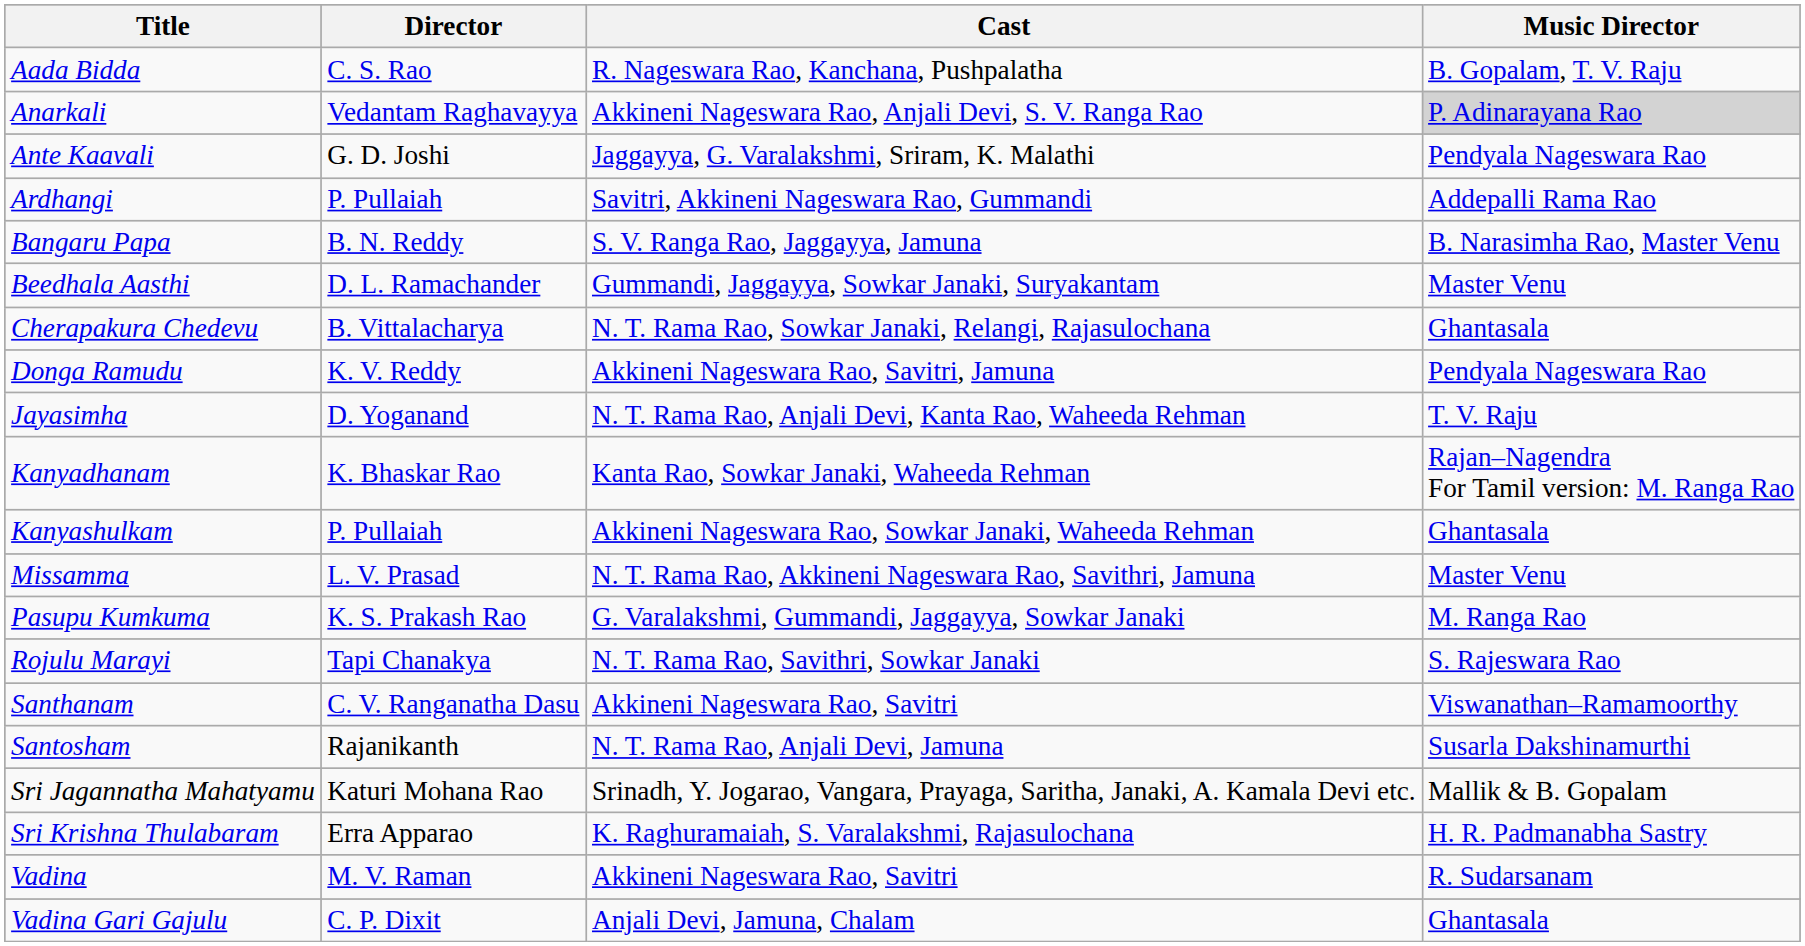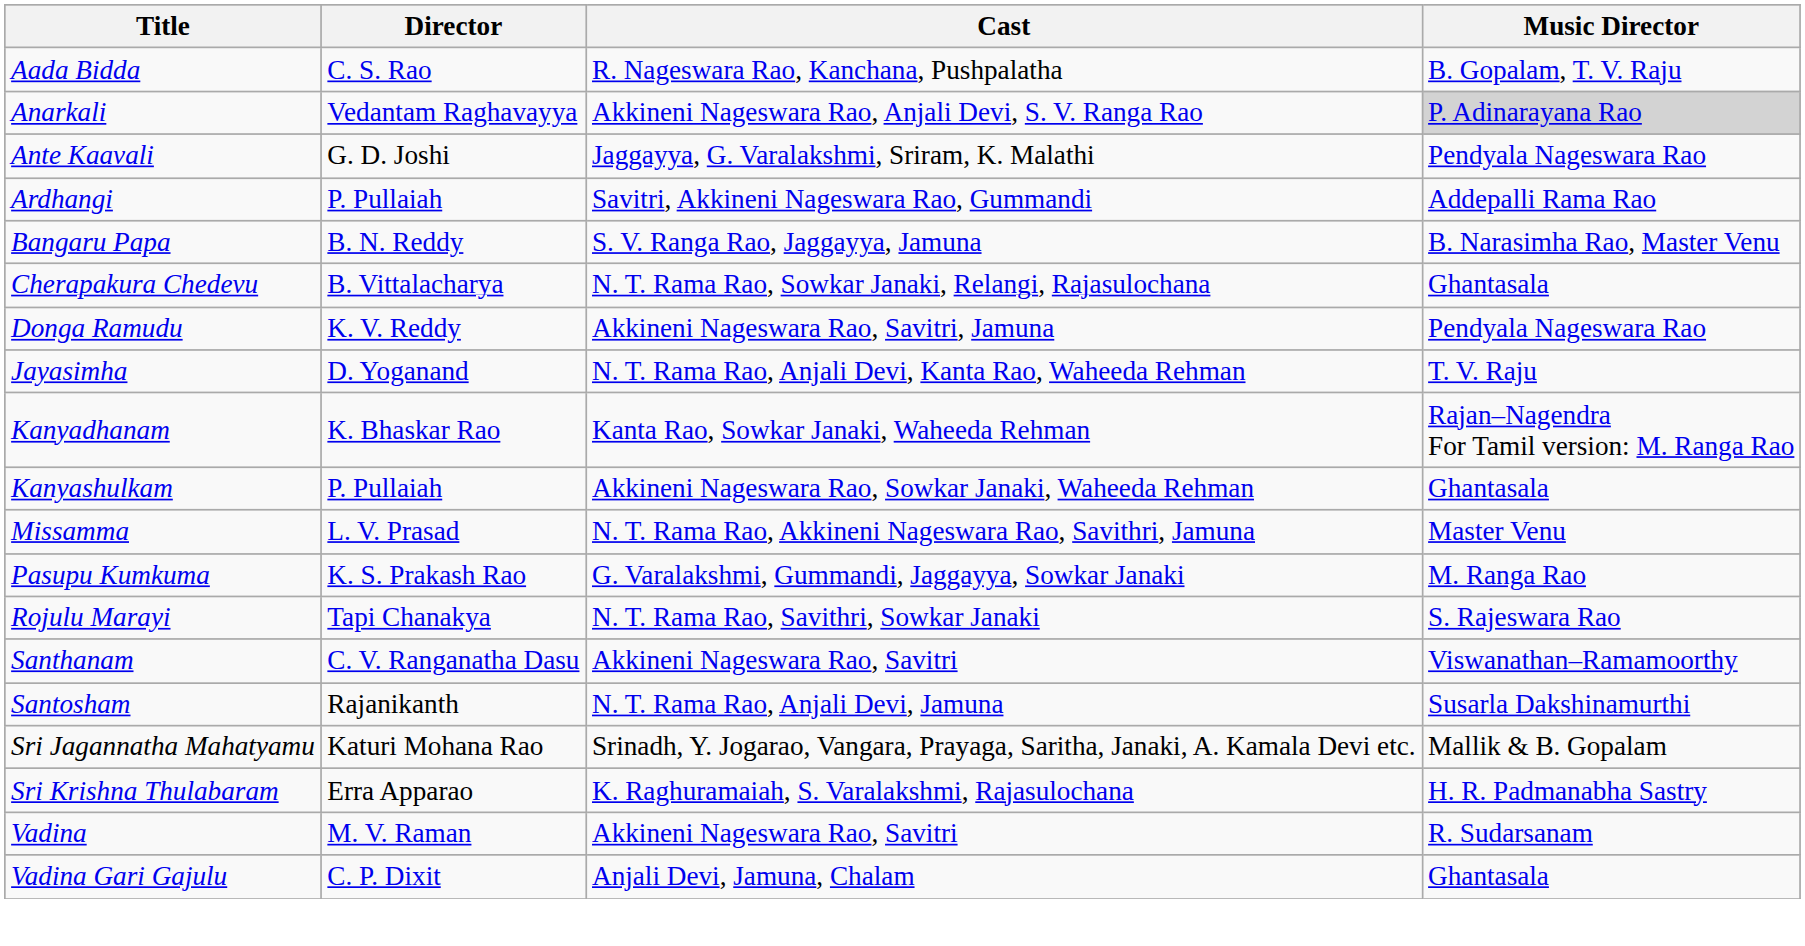- row: (100, 284)
